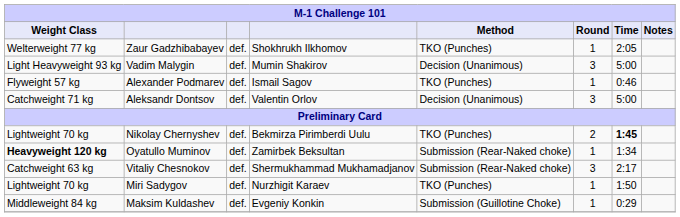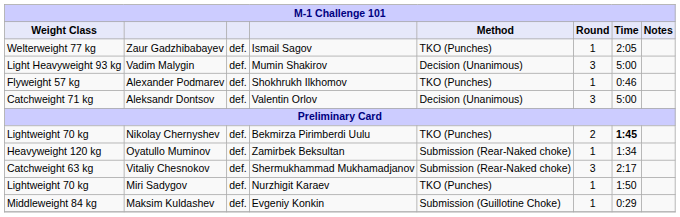(299, 47) Shokhrukh Ilkhomov -> (282, 47) Ismail Sagov
(282, 82) Ismail Sagov -> (299, 82) Shokhrukh Ilkhomov
(57, 151) bold -> (54, 151) normal
